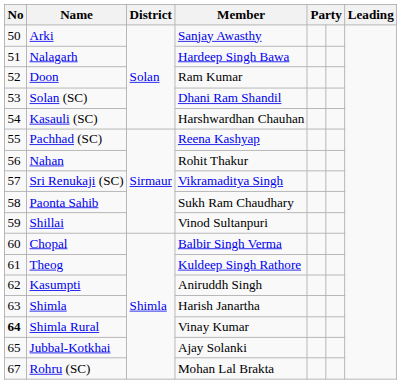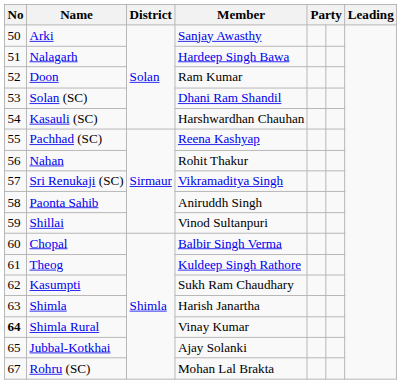(236, 202) Sukh Ram Chaudhary -> (220, 202) Aniruddh Singh
(220, 285) Aniruddh Singh -> (236, 285) Sukh Ram Chaudhary
